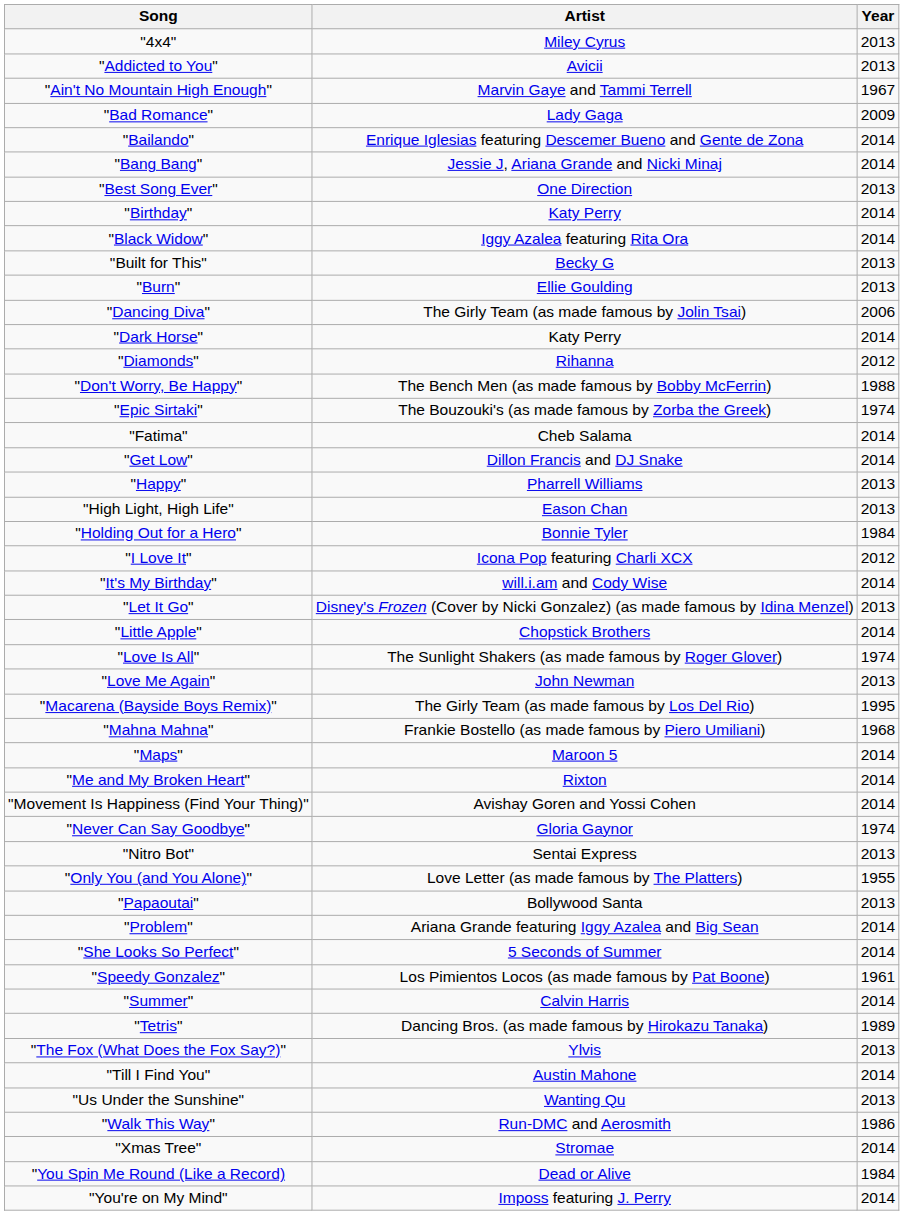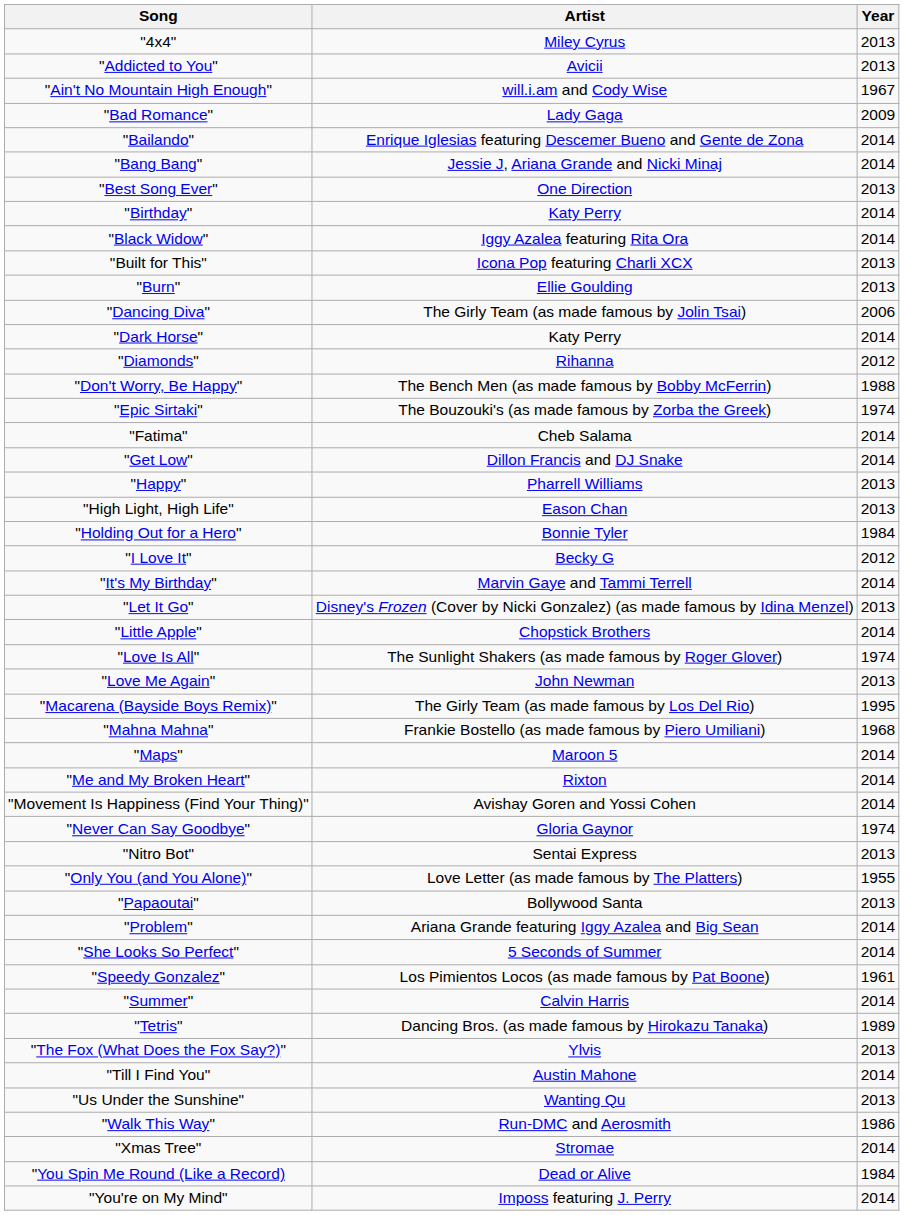(585, 90) Marvin Gaye and Tammi Terrell -> (585, 90) will.i.am and Cody Wise
(585, 262) Becky G -> (585, 262) Icona Pop featuring Charli XCX
(585, 558) Icona Pop featuring Charli XCX -> (585, 558) Becky G
(585, 582) will.i.am and Cody Wise -> (585, 582) Marvin Gaye and Tammi Terrell
